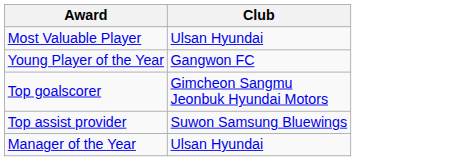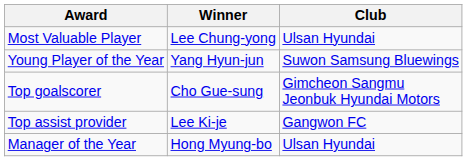+ column: (223, 15)
(212, 60) Gangwon FC -> (371, 60) Suwon Samsung Bluewings
(259, 122) Suwon Samsung Bluewings -> (324, 122) Gangwon FC
